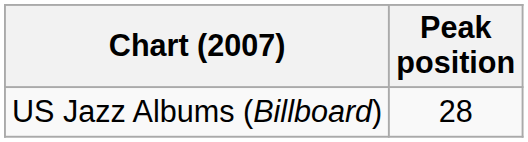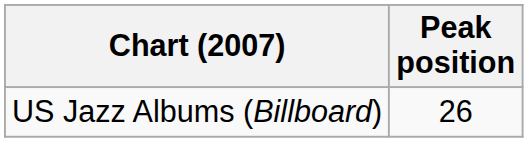(456, 111) 28 -> (456, 111) 26
